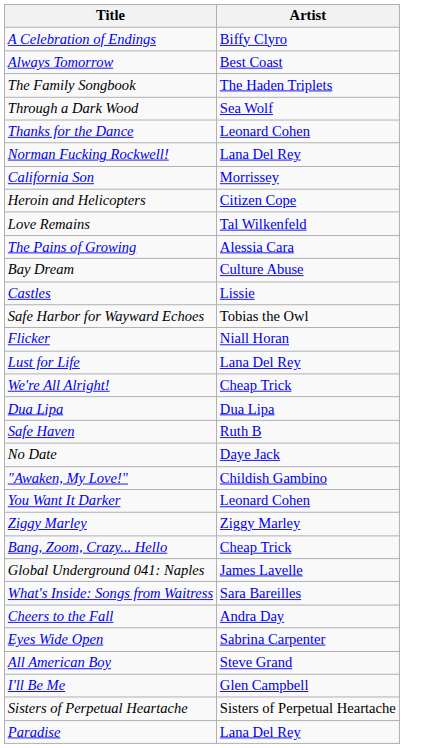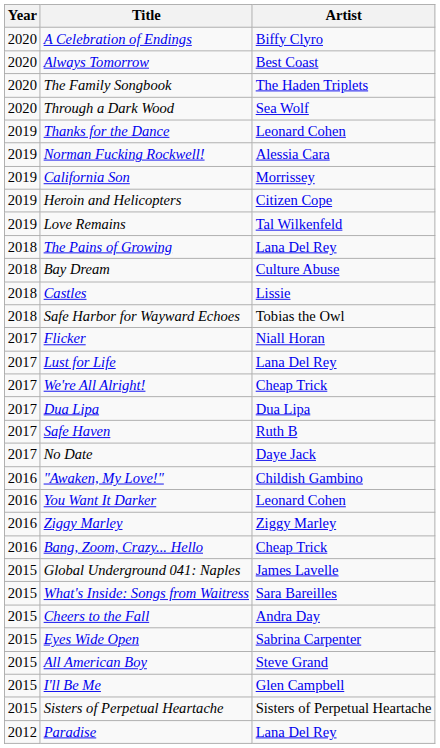+ column: (22, 16)
(260, 154) Lana Del Rey -> (293, 154) Alessia Cara
(257, 246) Alessia Cara -> (296, 246) Lana Del Rey
